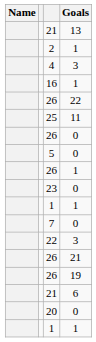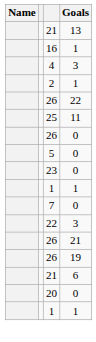rows swapped: (51, 83) <-> (51, 48)
- row: (51, 170)
